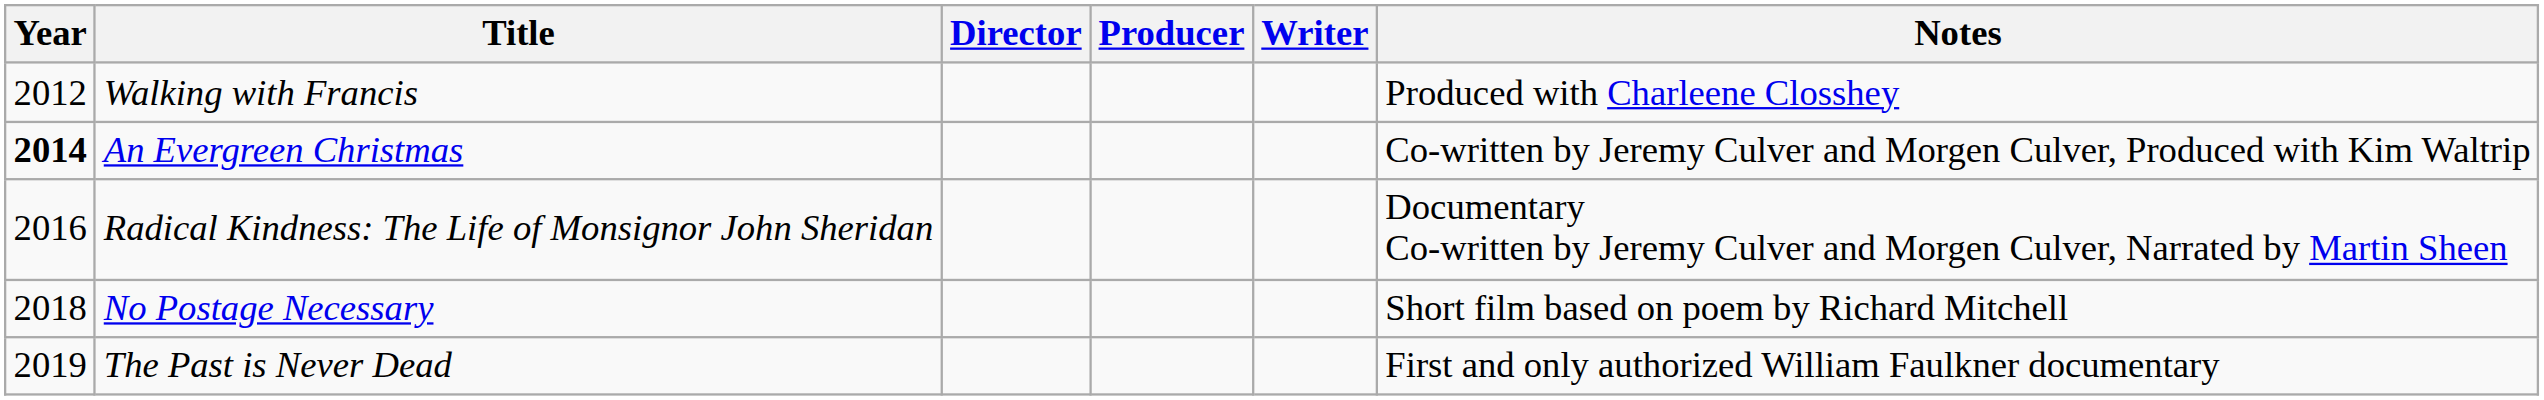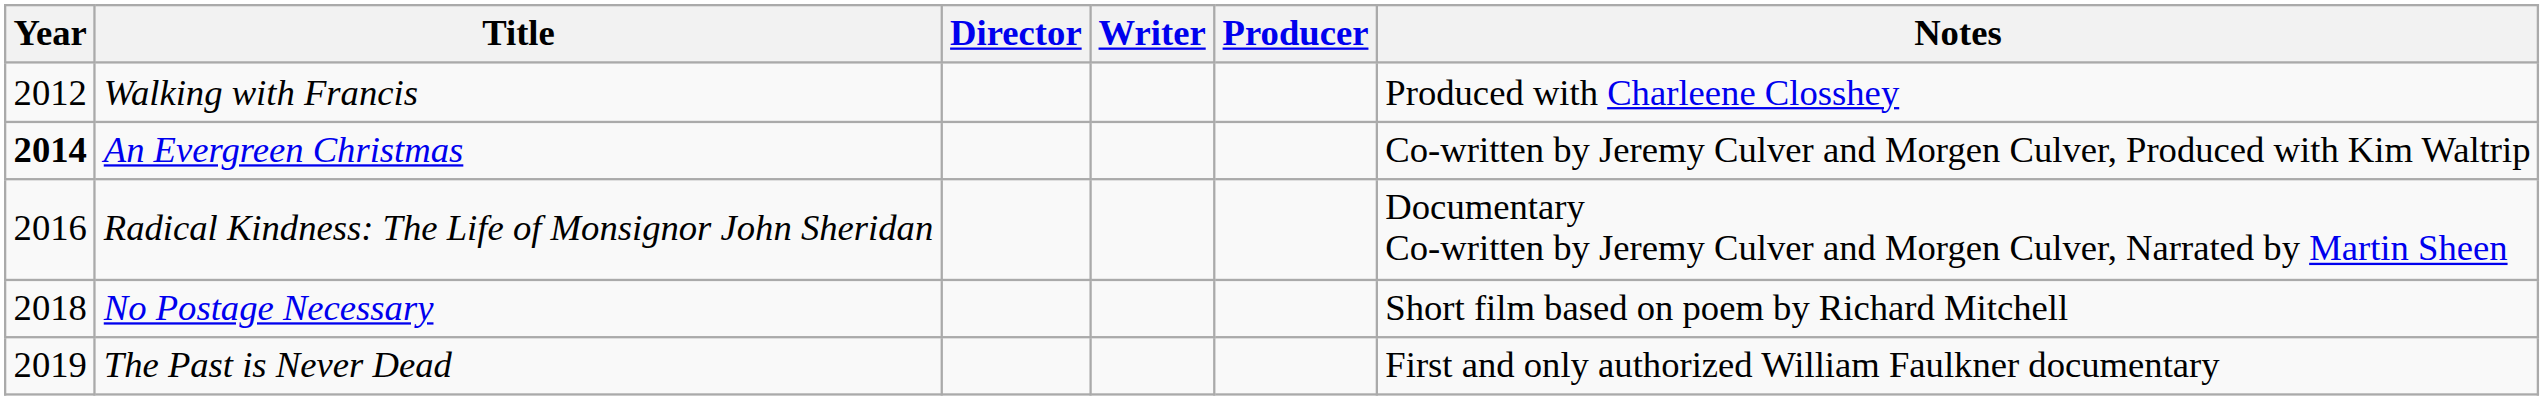columns swapped: (1171, 33) <-> (1315, 33)
